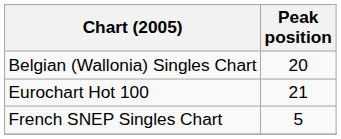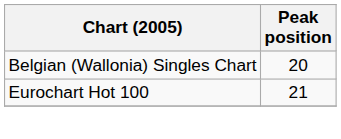- row: (115, 119)
